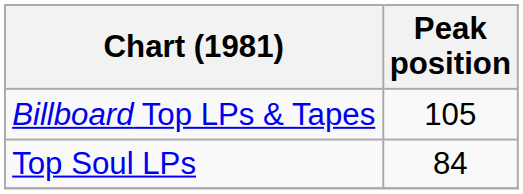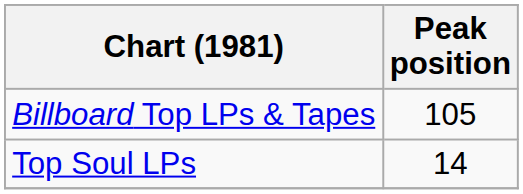(450, 163) 84 -> (450, 163) 14
